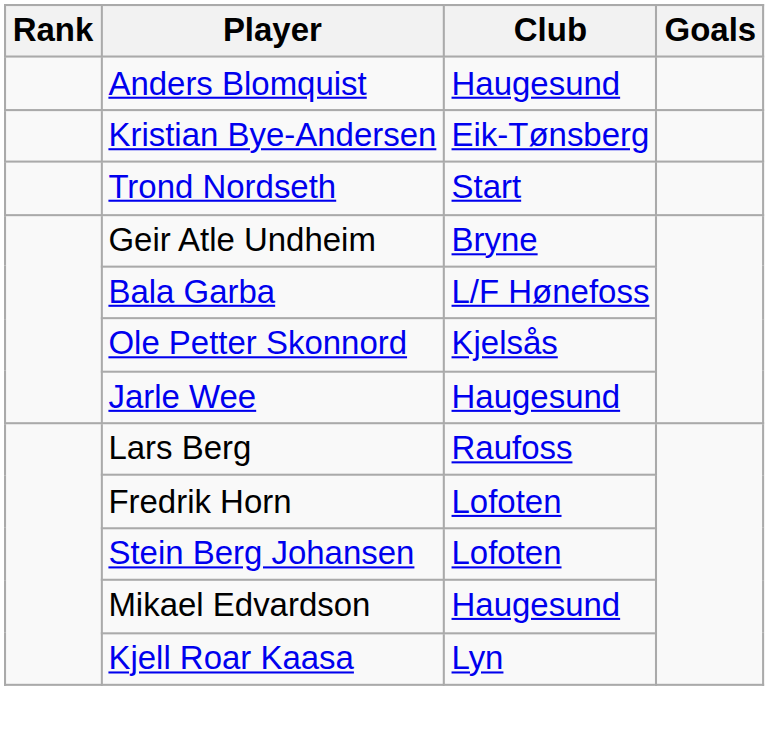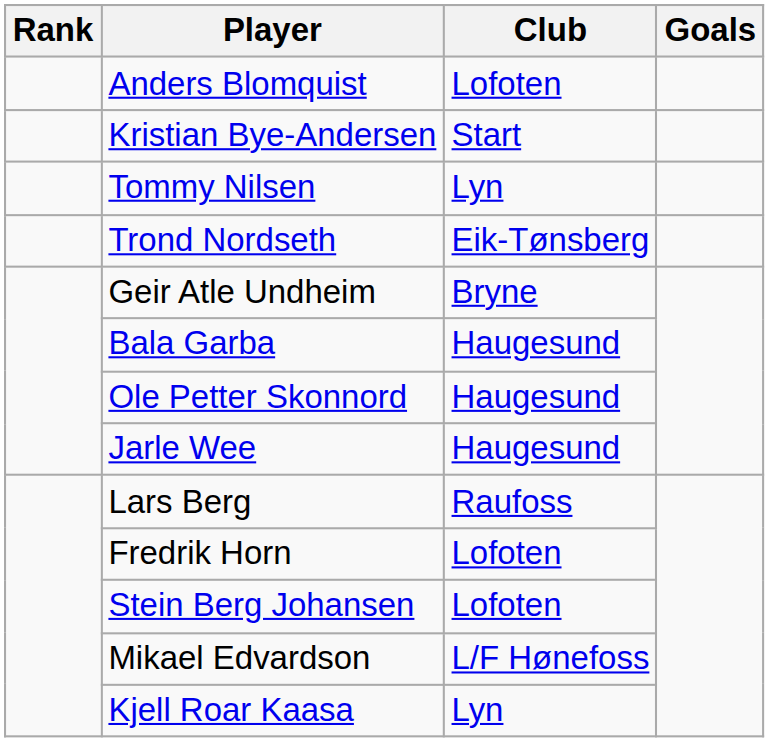(536, 82) Haugesund -> (507, 82) Lofoten
(550, 135) Eik-Tønsberg -> (486, 135) Start
+ row: (212, 187)
(486, 187) Start -> (550, 239) Eik-Tønsberg
(550, 291) L/F Hønefoss -> (536, 344) Haugesund
(505, 344) Kjelsås -> (536, 396) Haugesund
(536, 605) Haugesund -> (550, 657) L/F Hønefoss
